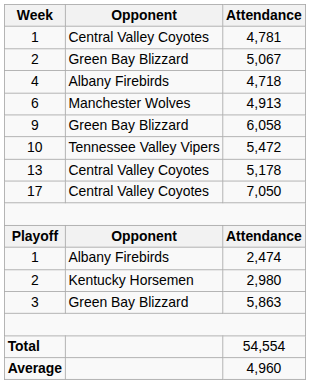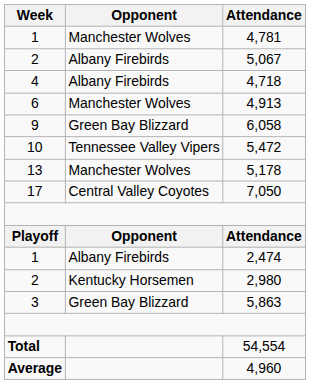(139, 37) Central Valley Coyotes -> (129, 37) Manchester Wolves
(128, 59) Green Bay Blizzard -> (119, 59) Albany Firebirds
(139, 170) Central Valley Coyotes -> (129, 170) Manchester Wolves
